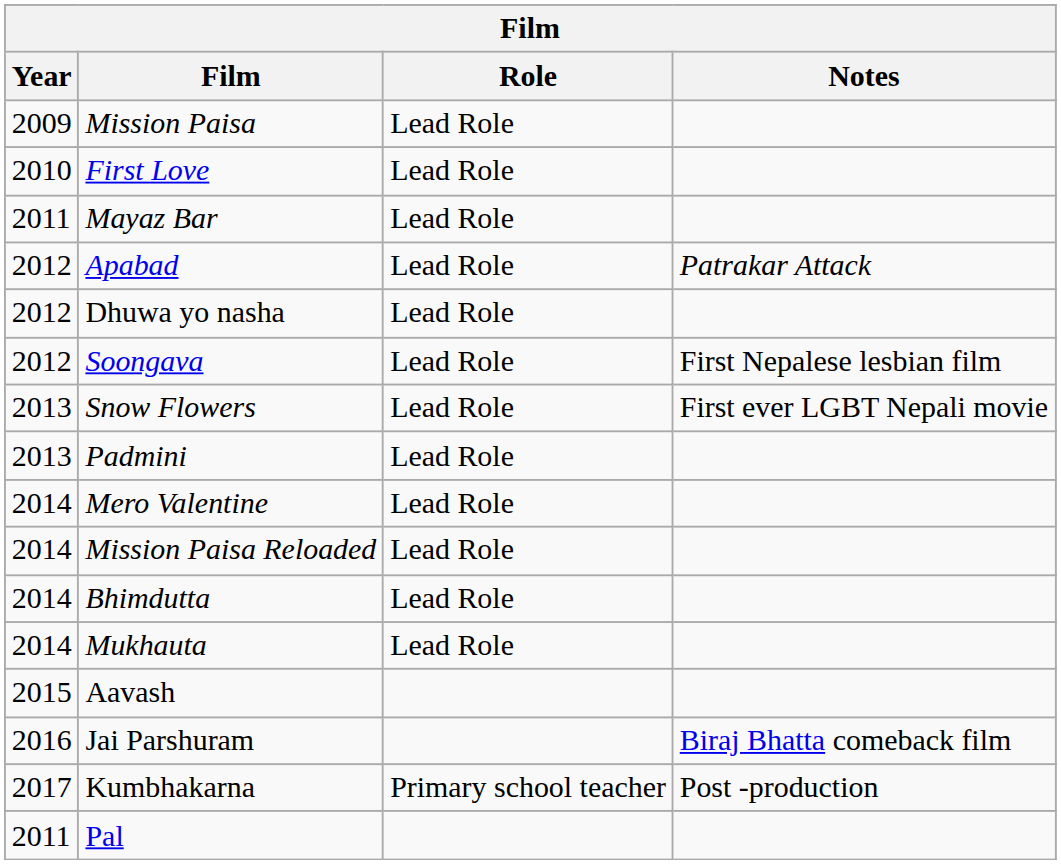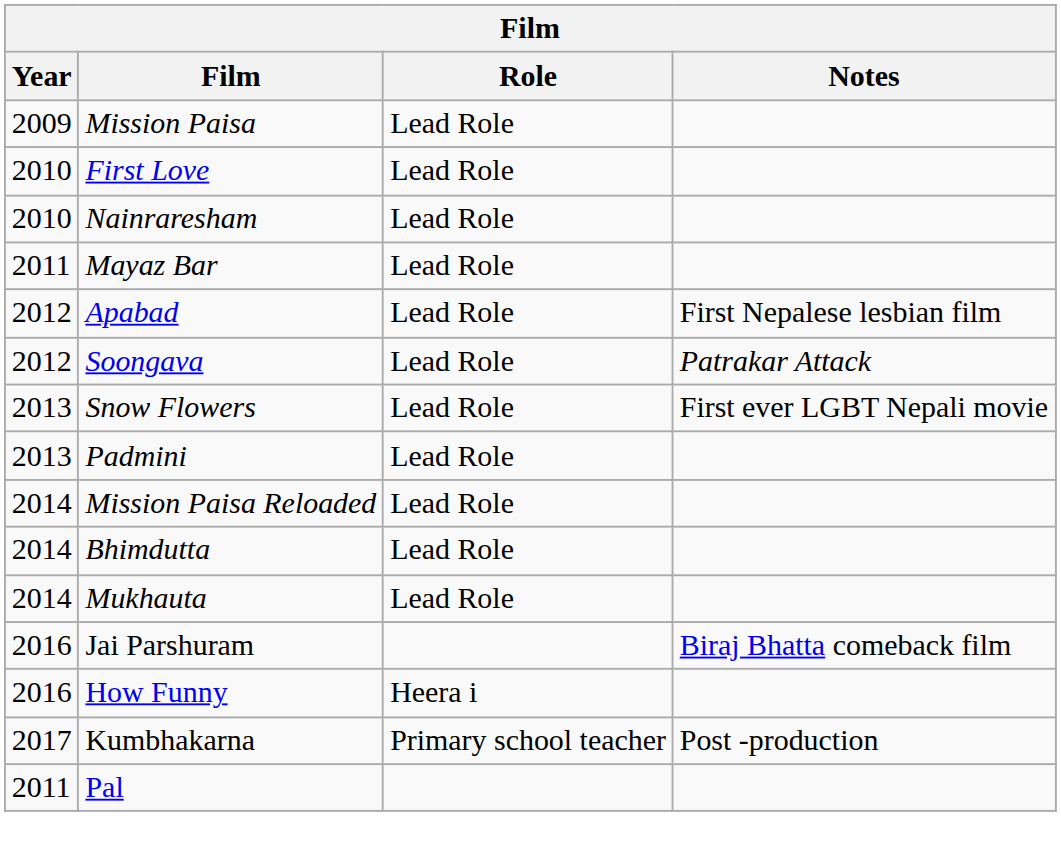+ row: (171, 218)
(775, 265) Patrakar Attack -> (841, 312) First Nepalese lesbian film
- row: (185, 312)
(841, 360) First Nepalese lesbian film -> (775, 360) Patrakar Attack
- row: (177, 502)
- row: (130, 692)
+ row: (157, 692)
